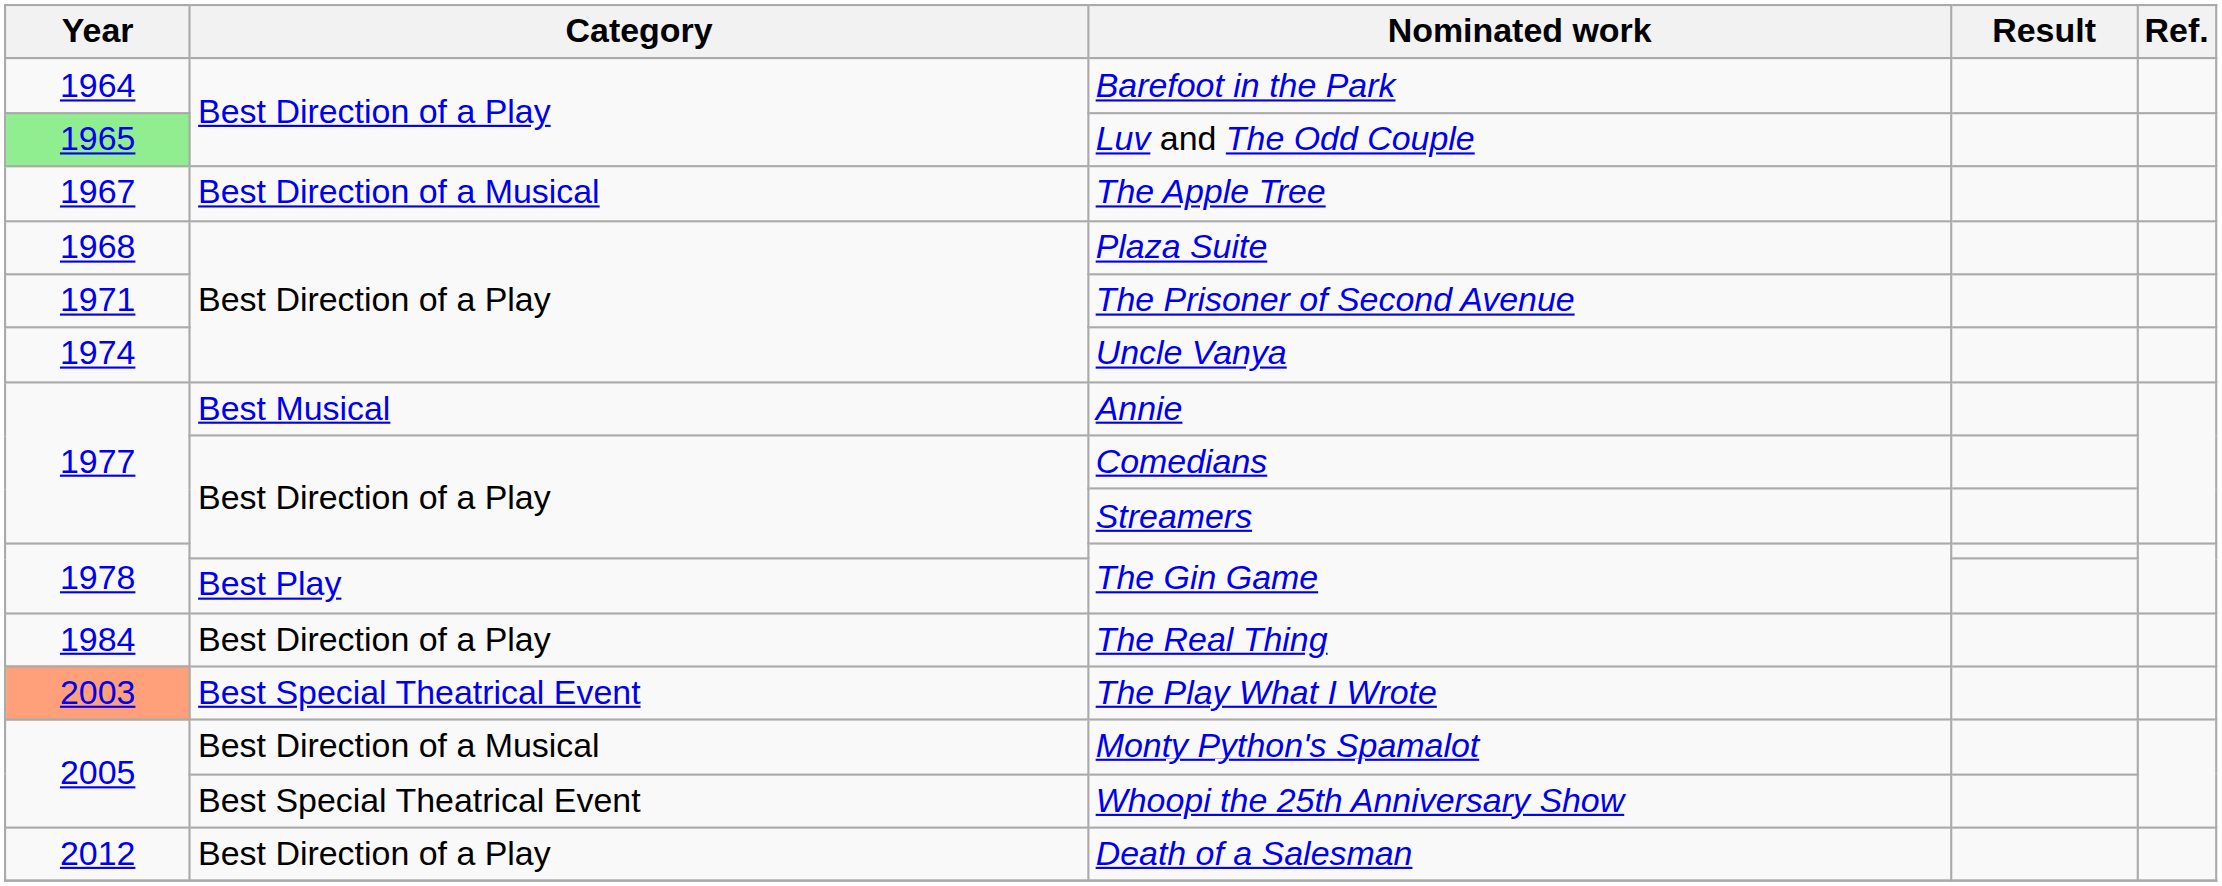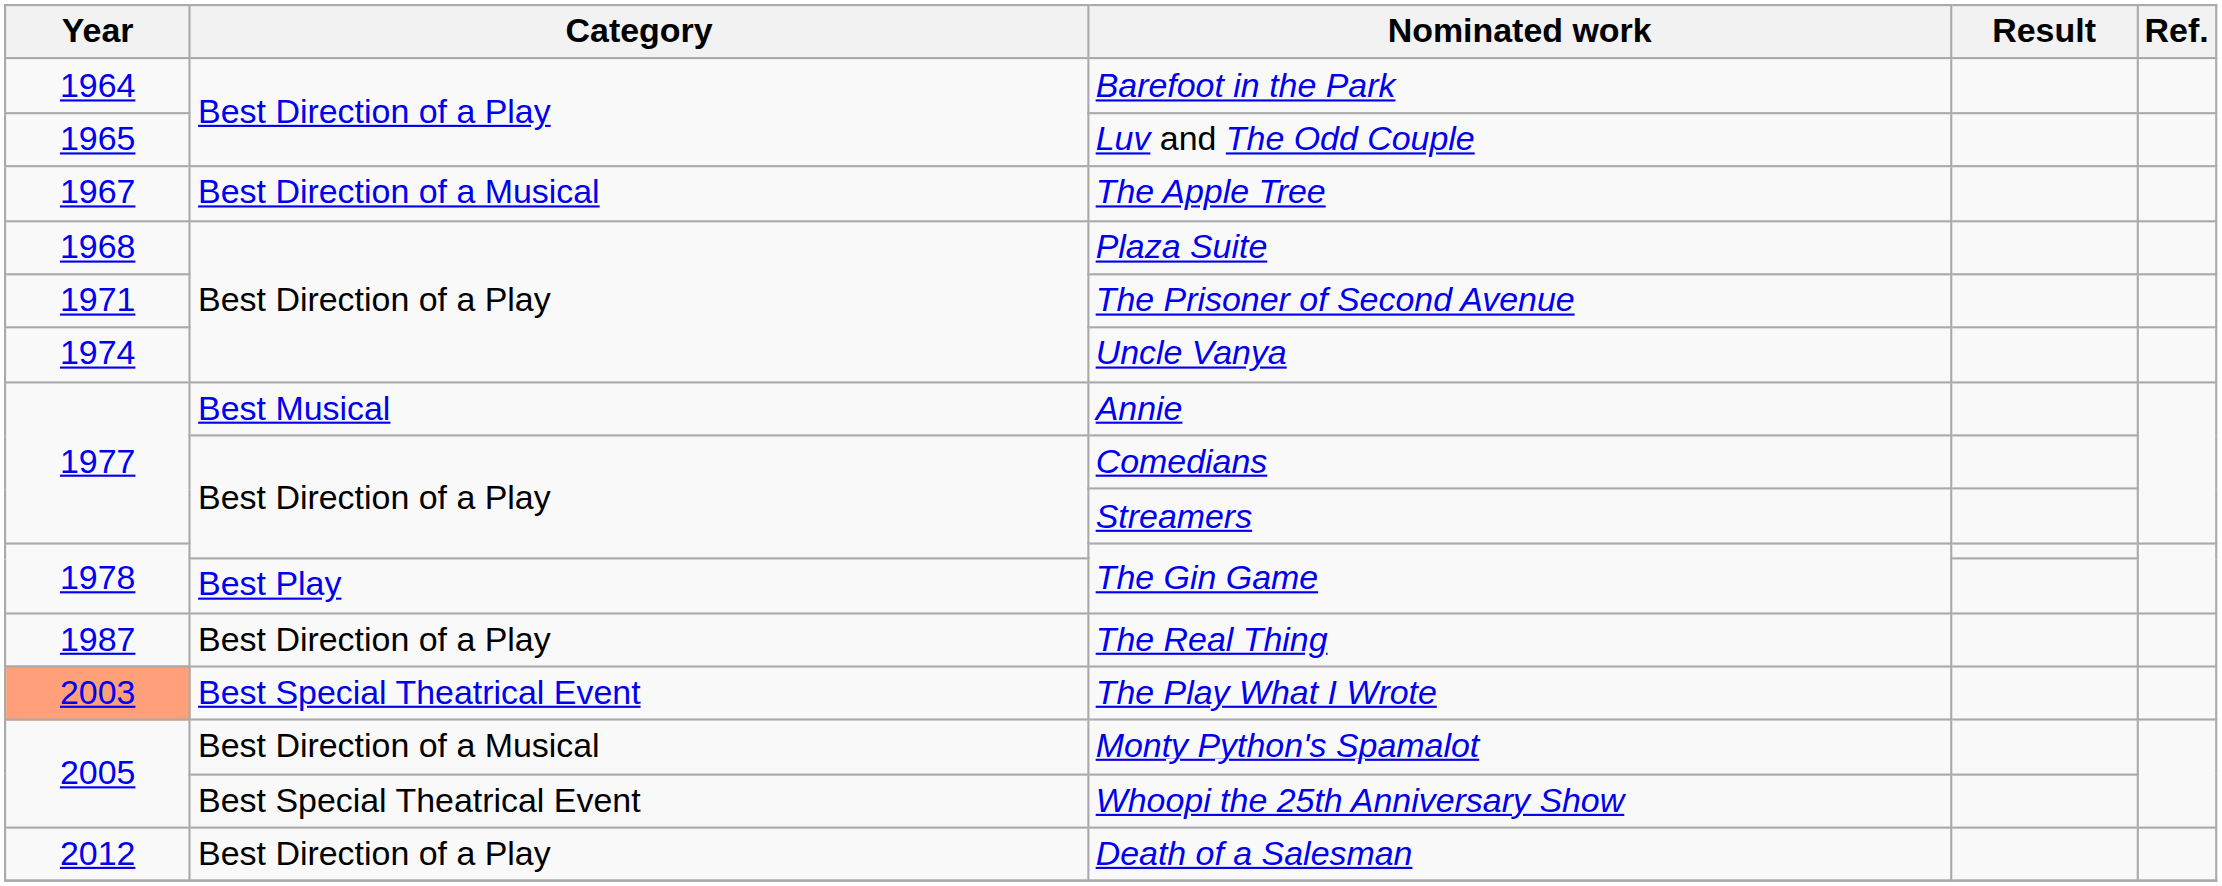(98, 138) lightgreen background -> (98, 138) no background
(98, 638) 1984 -> (98, 638) 1987
